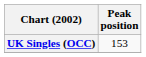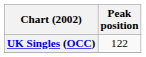(119, 43) 153 -> (119, 43) 122
